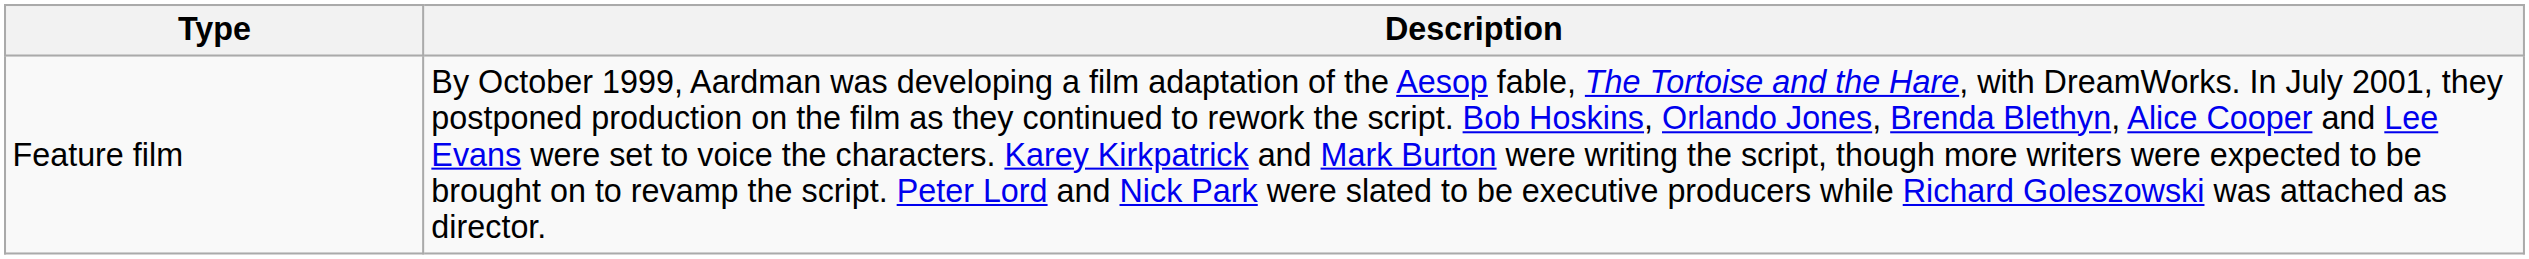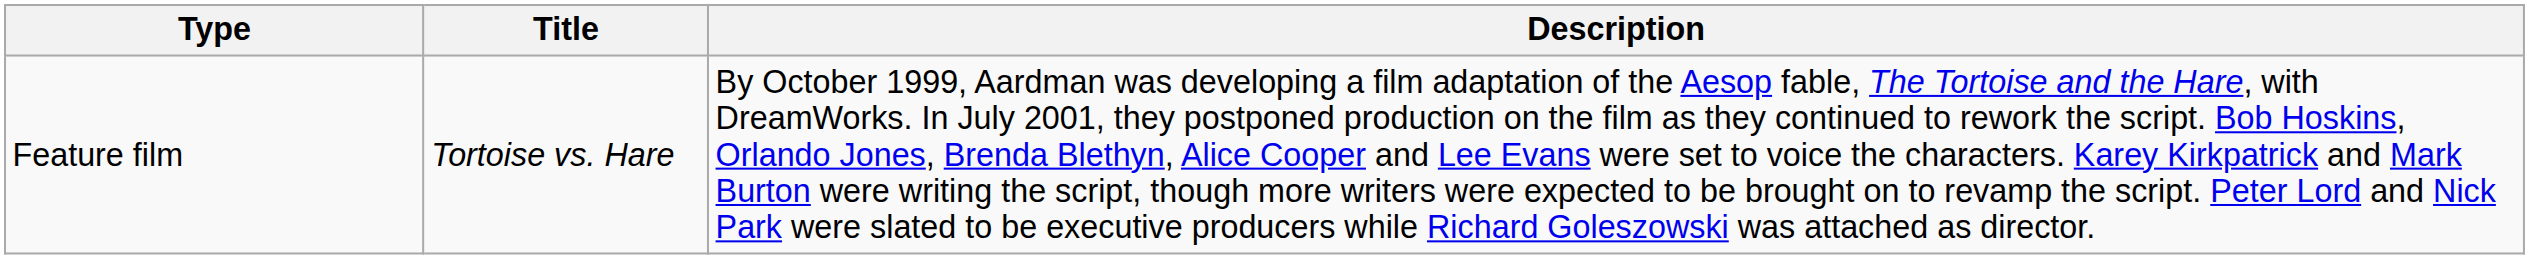+ column: (566, 30)
